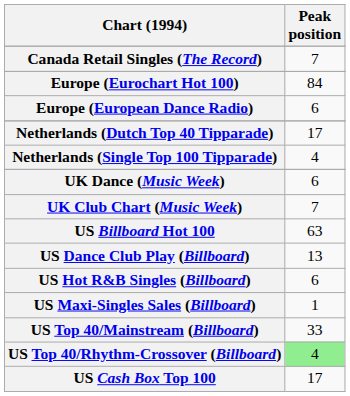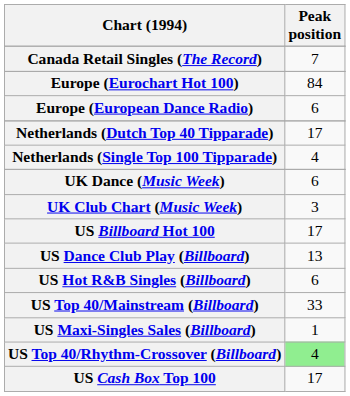(315, 206) 7 -> (315, 206) 3
(315, 231) 63 -> (315, 231) 17
rows swapped: (145, 305) <-> (145, 329)
